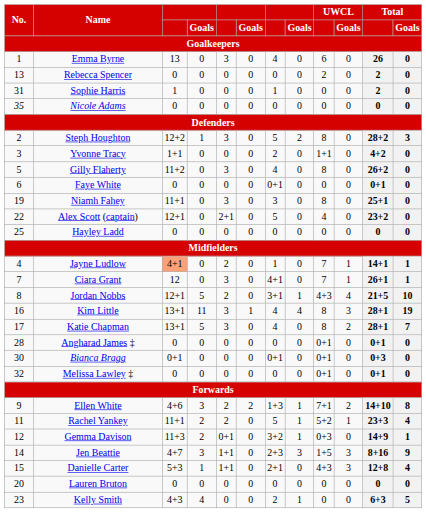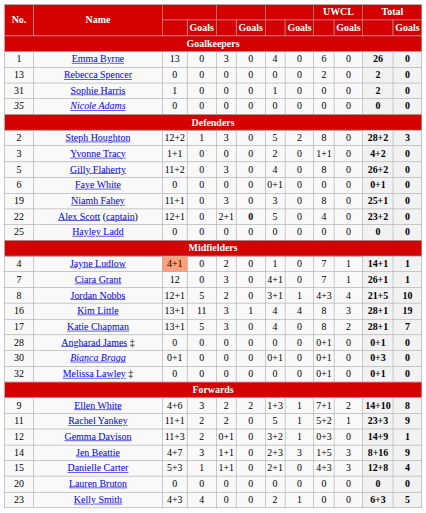(251, 216) normal -> (251, 216) bold
(407, 421) 4 -> (407, 421) 9
